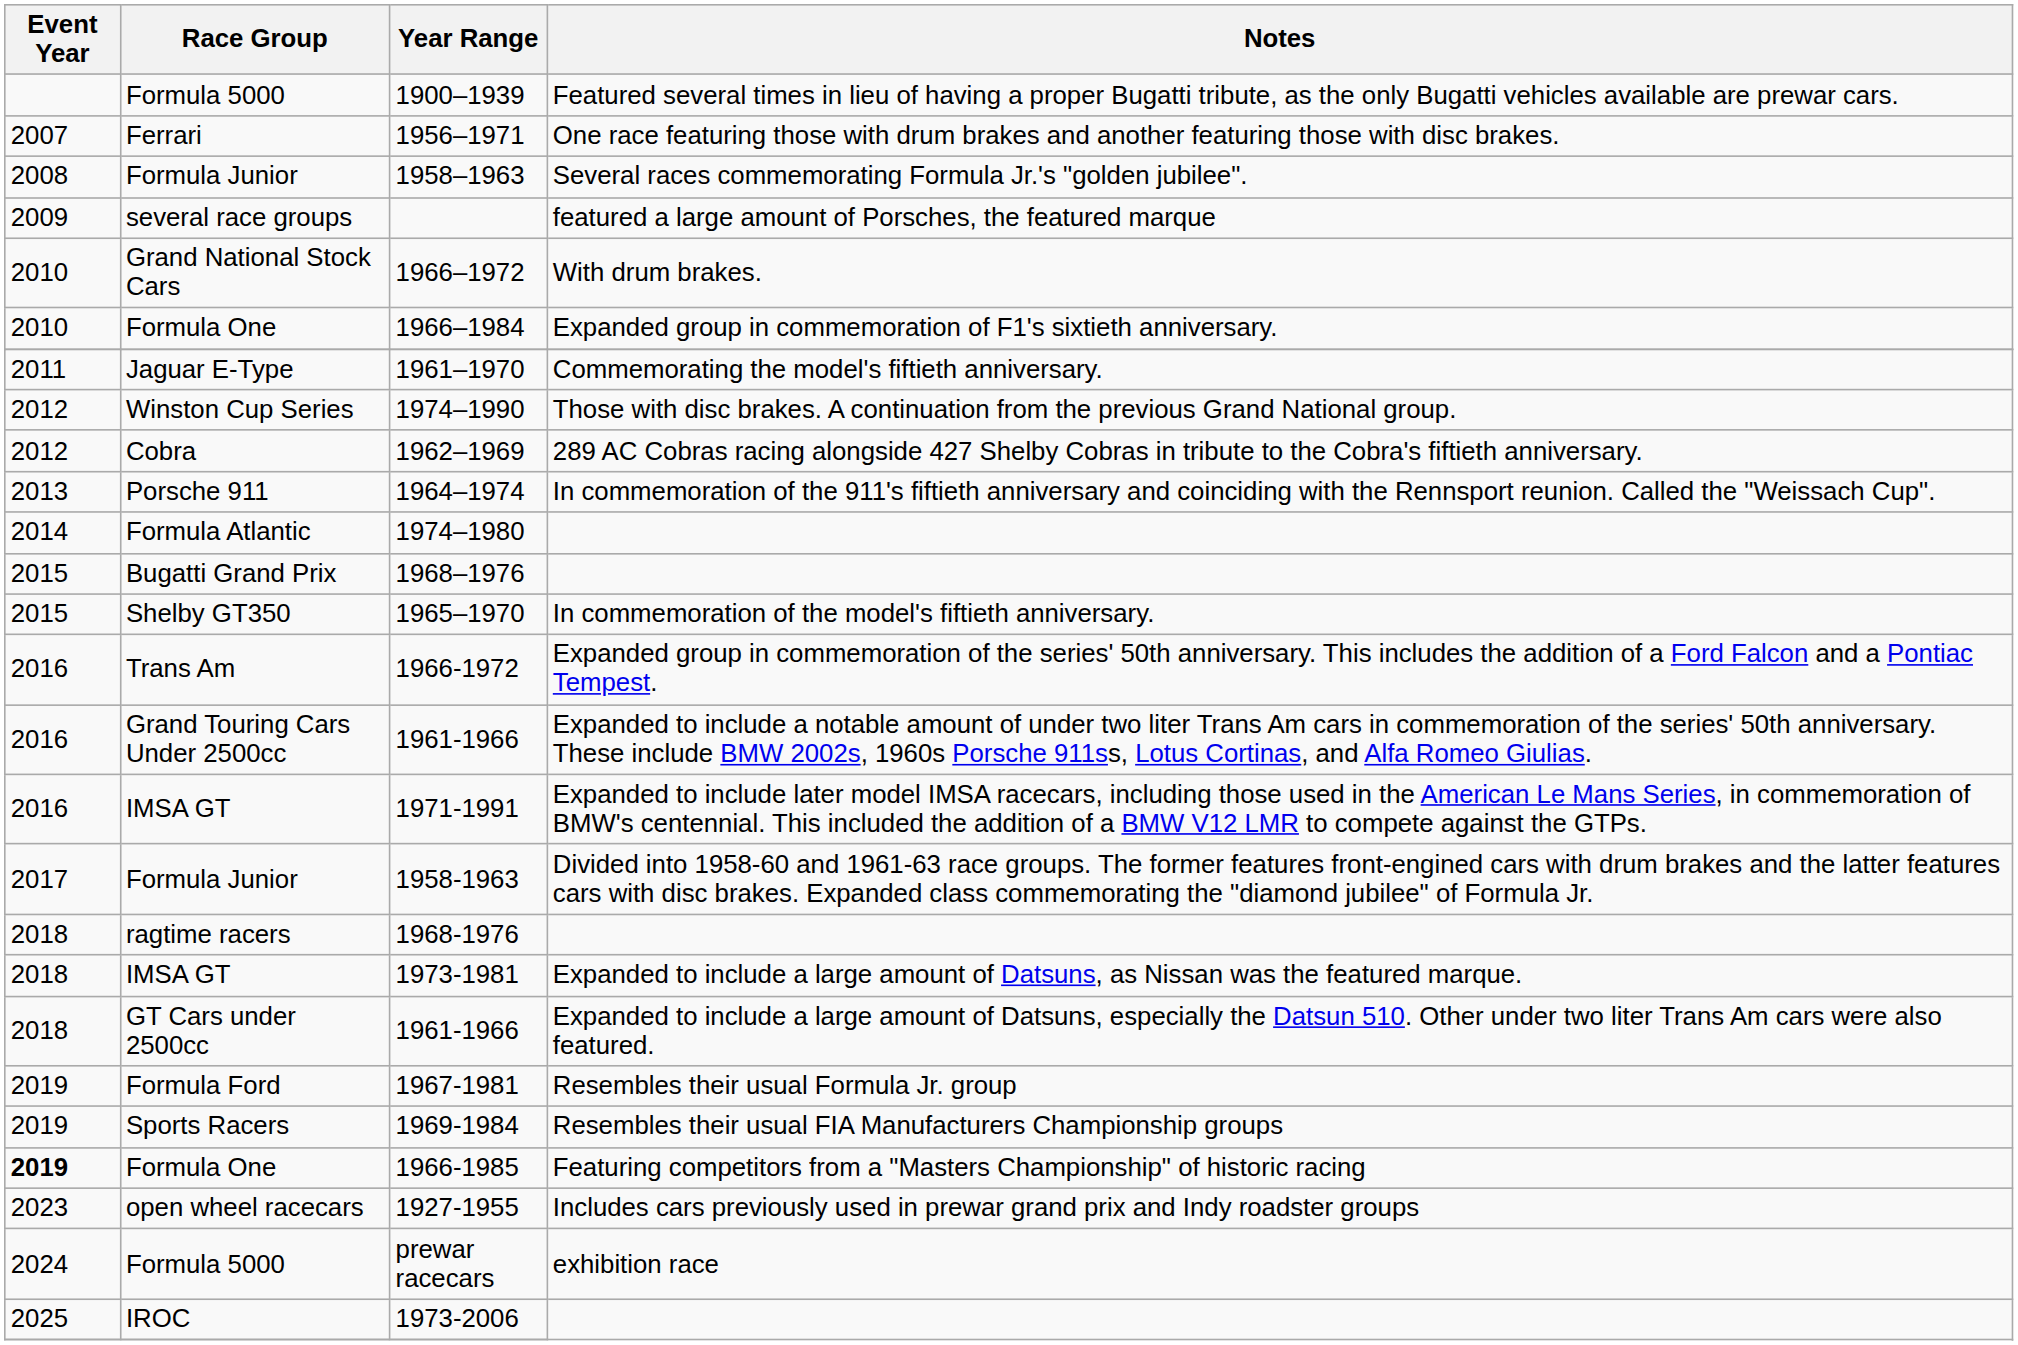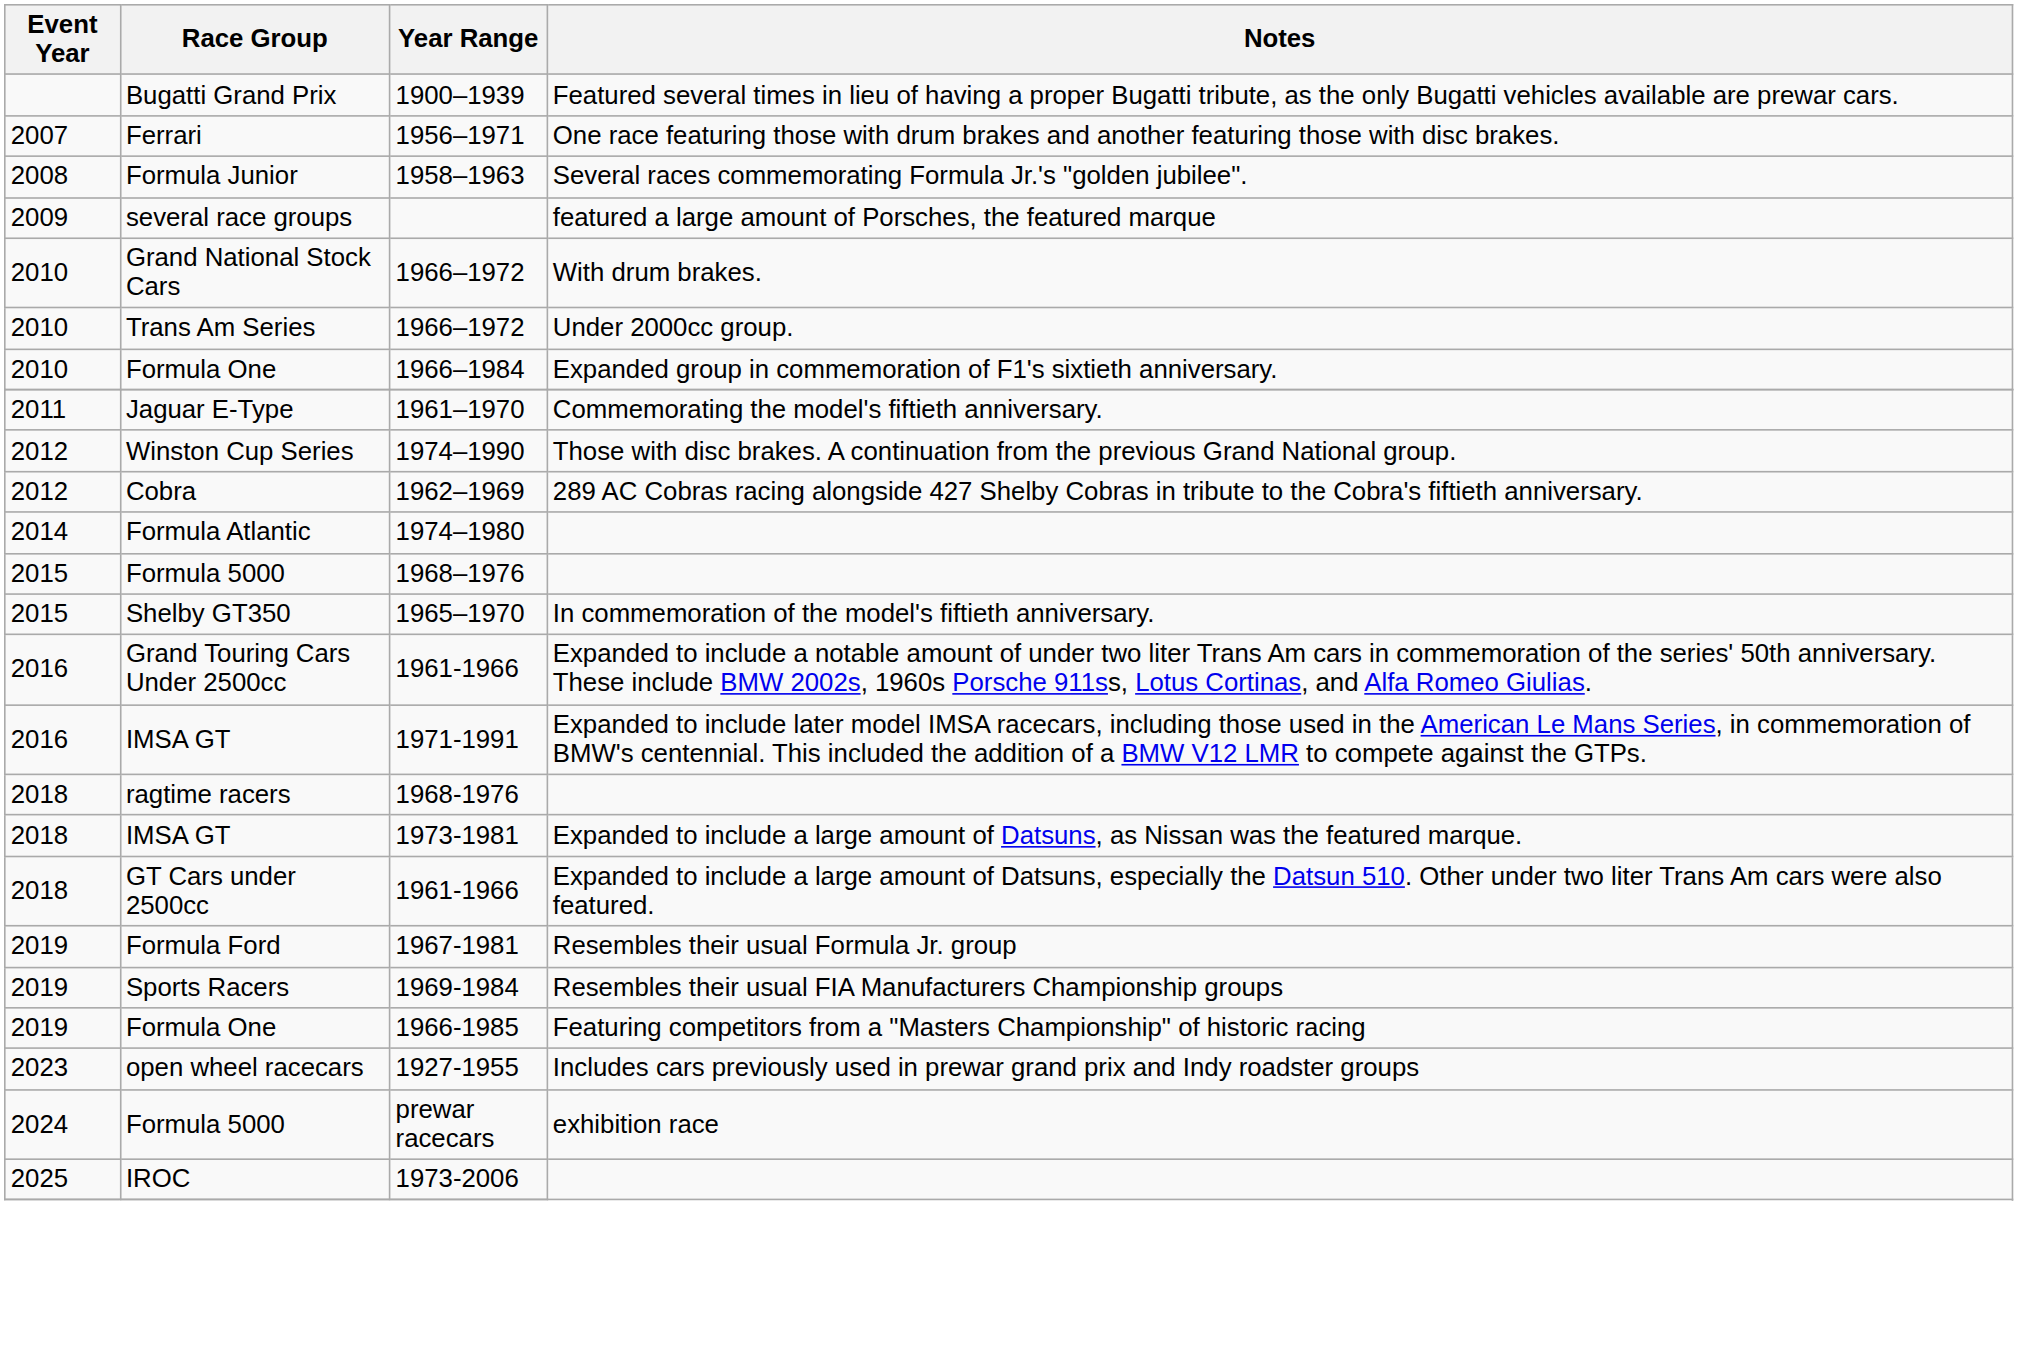(205, 94) Formula 5000 -> (231, 94) Bugatti Grand Prix
+ row: (460, 328)
- row: (460, 491)
(231, 573) Bugatti Grand Prix -> (205, 573) Formula 5000
- row: (457, 669)
- row: (457, 878)
(39, 1167) bold -> (39, 1027) normal
